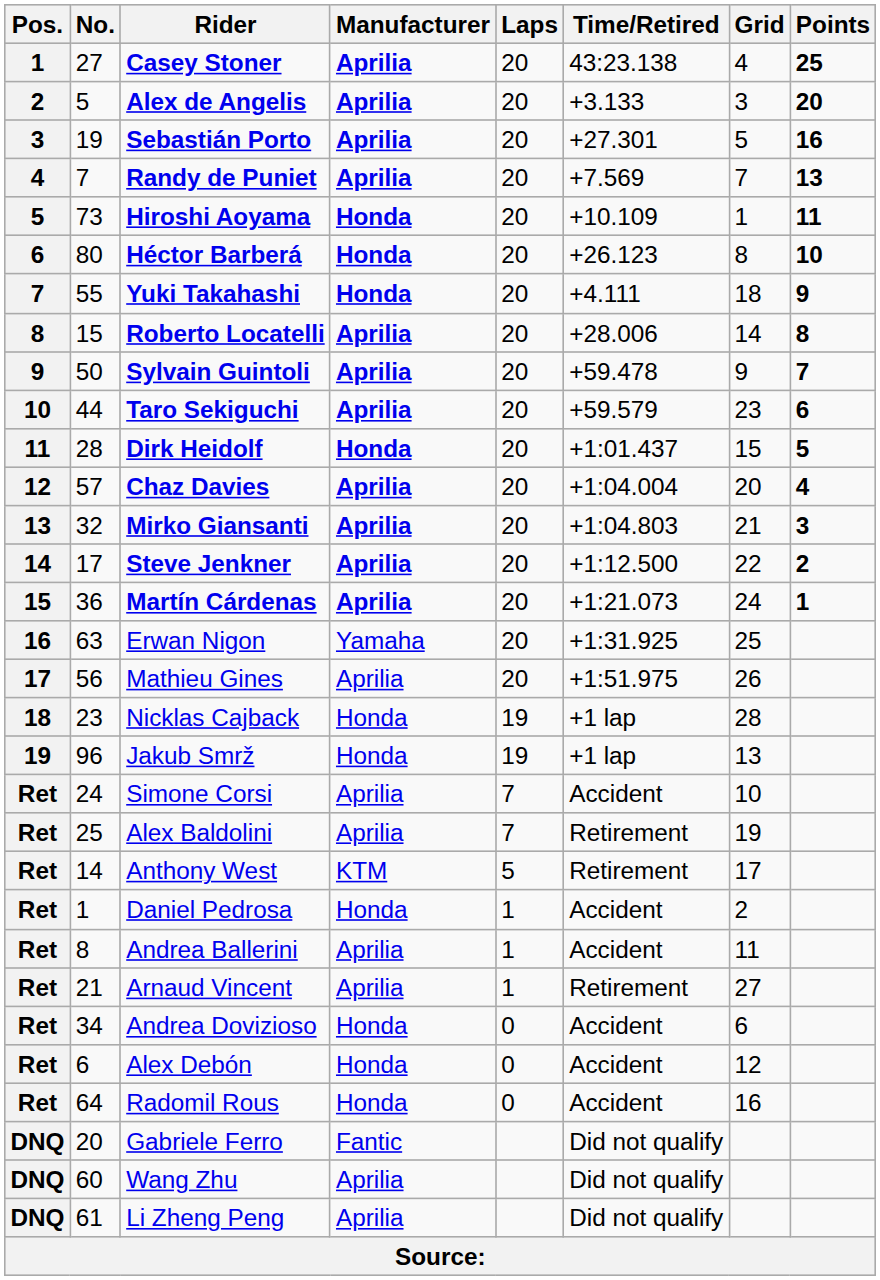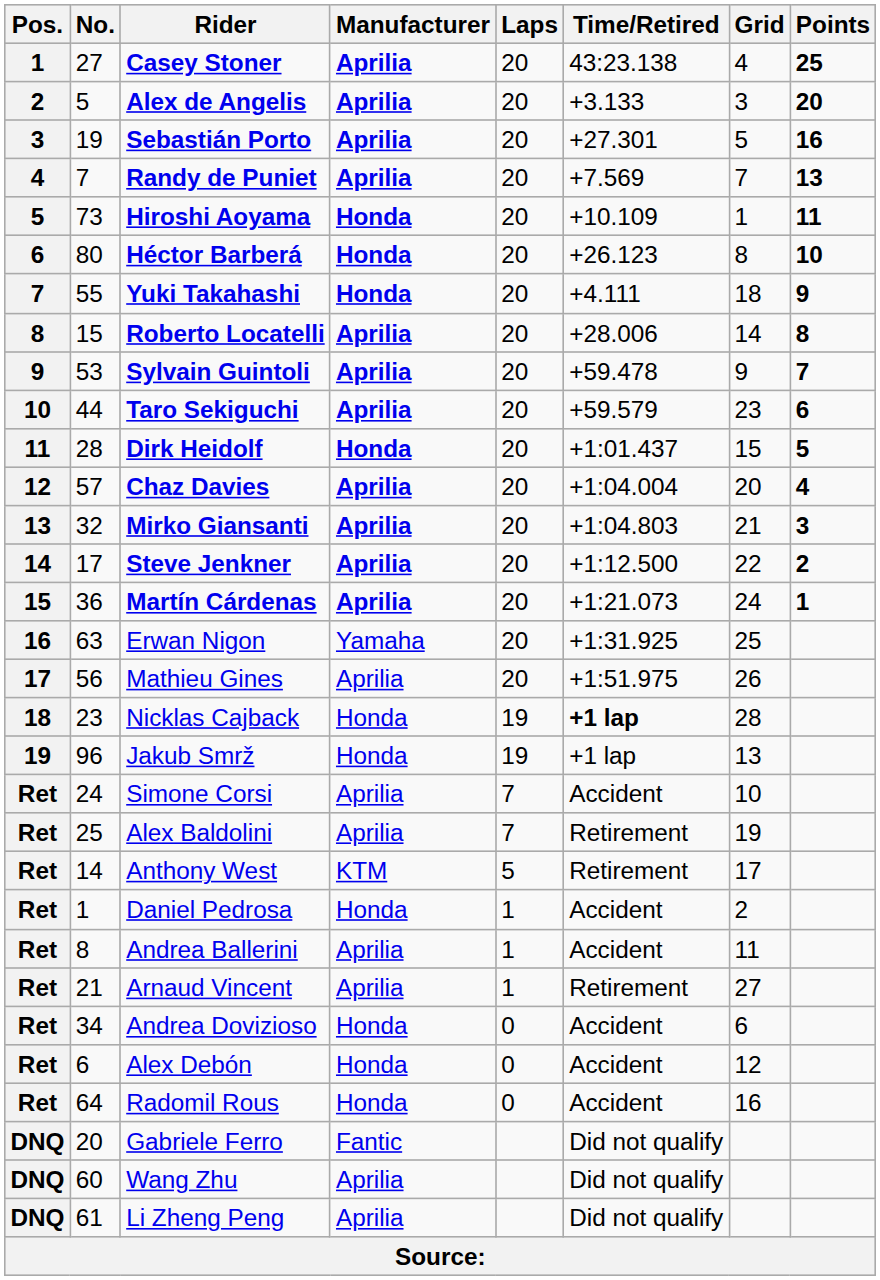(89, 371) 50 -> (89, 371) 53
(603, 717) normal -> (604, 717) bold
